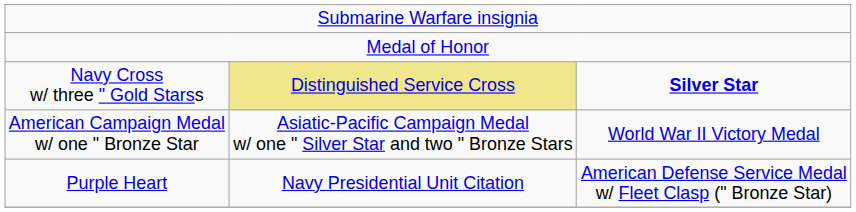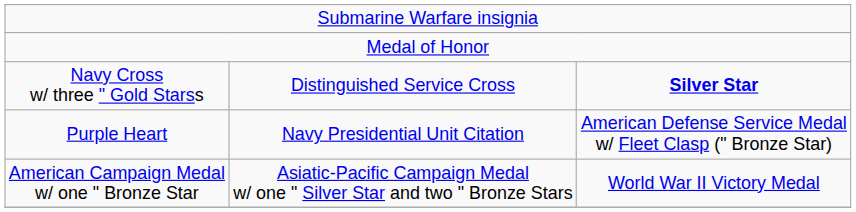(403, 85) khaki background -> (403, 85) no background
rows swapped: (117, 182) <-> (117, 134)
